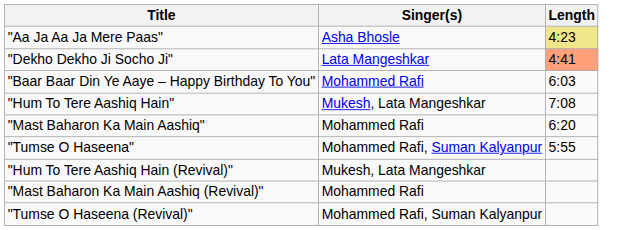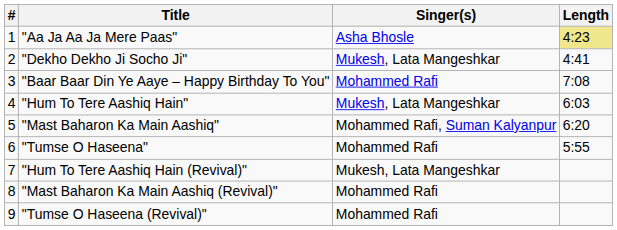+ column: (12, 15)
(375, 59) Lata Mangeshkar -> (418, 59) Mukesh, Lata Mangeshkar
(562, 59) lightsalmon background -> (576, 59) no background
(562, 81) 6:03 -> (576, 81) 7:08
(562, 103) 7:08 -> (576, 103) 6:03
(373, 125) Mohammed Rafi -> (446, 125) Mohammed Rafi, Suman Kalyanpur
(432, 147) Mohammed Rafi, Suman Kalyanpur -> (387, 147) Mohammed Rafi
(432, 214) Mohammed Rafi, Suman Kalyanpur -> (387, 214) Mohammed Rafi
